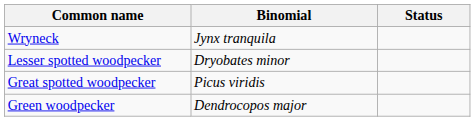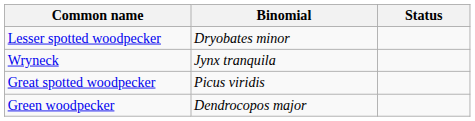rows swapped: (33, 37) <-> (84, 60)
